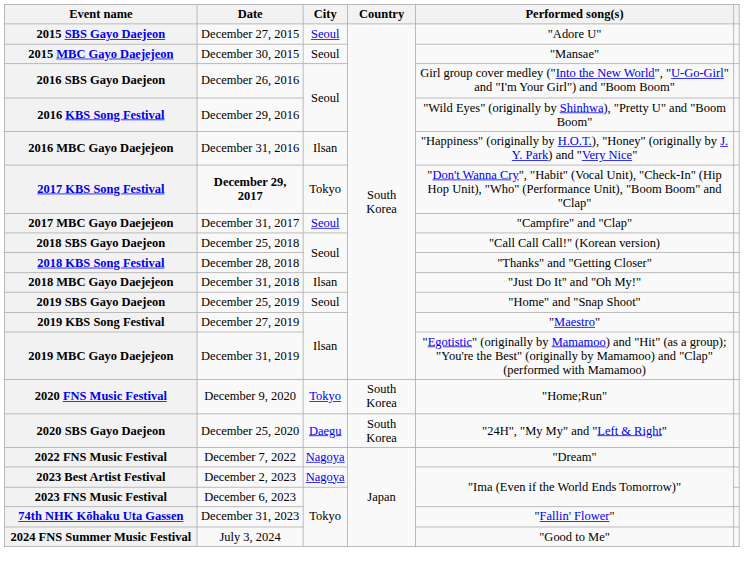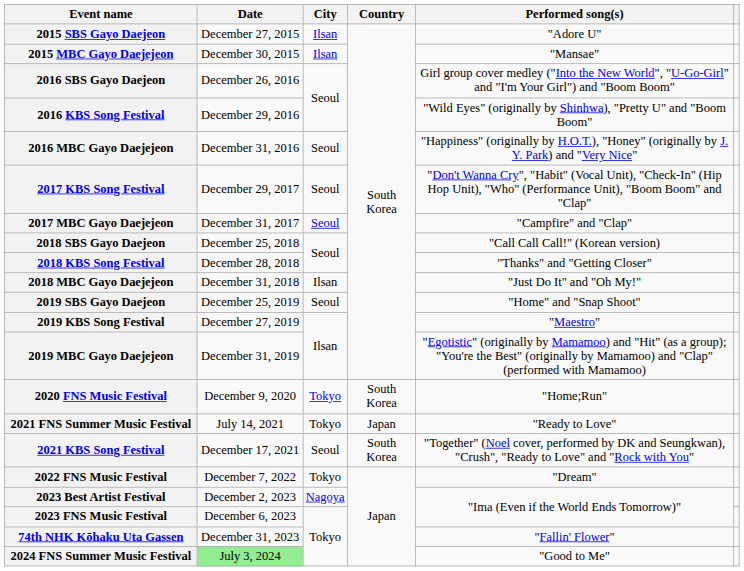(325, 34) Seoul -> (325, 34) Ilsan
(325, 53) Seoul -> (325, 53) Ilsan
(325, 148) Ilsan -> (325, 148) Seoul
(250, 189) bold -> (250, 189) normal
(325, 189) Tokyo -> (325, 189) Seoul
- row: (101, 430)
+ row: (101, 423)
+ row: (101, 450)
(325, 457) Nagoya -> (325, 477) Tokyo
(250, 536) no background -> (250, 556) lightgreen background
